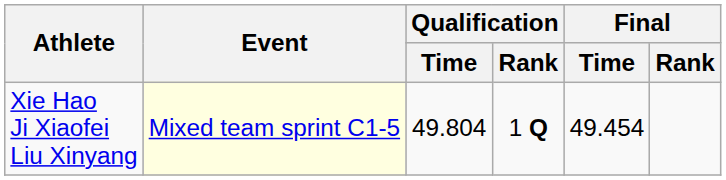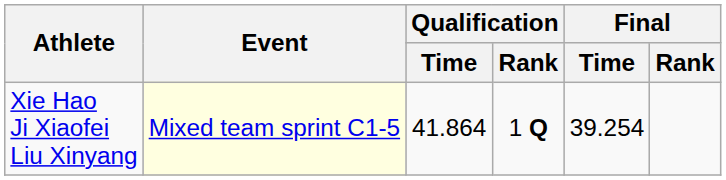(449, 128) 49.804 -> (449, 128) 41.864
(607, 128) 49.454 -> (607, 128) 39.254
